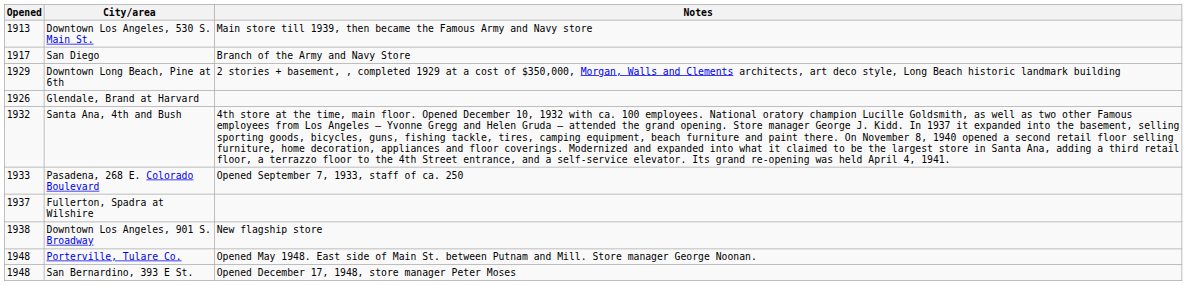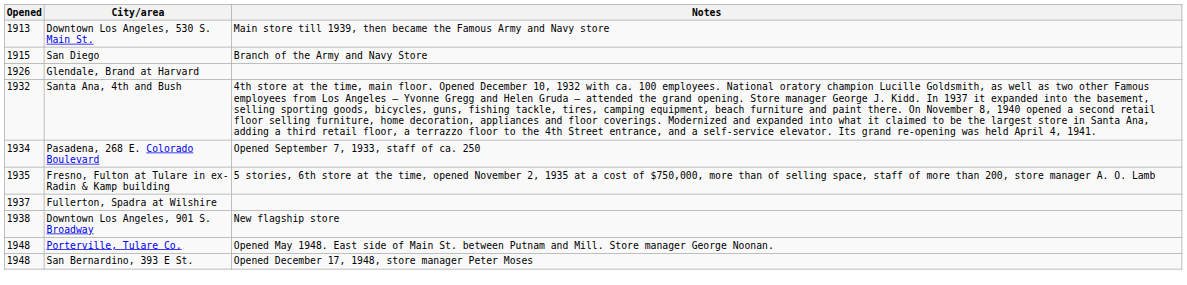(18, 55) 1917 -> (18, 55) 1915
- row: (129, 77)
(18, 175) 1933 -> (18, 148) 1934
+ row: (138, 181)
